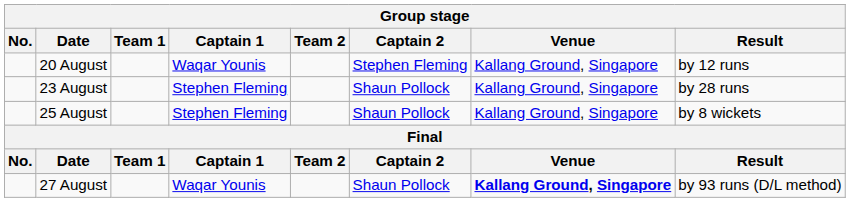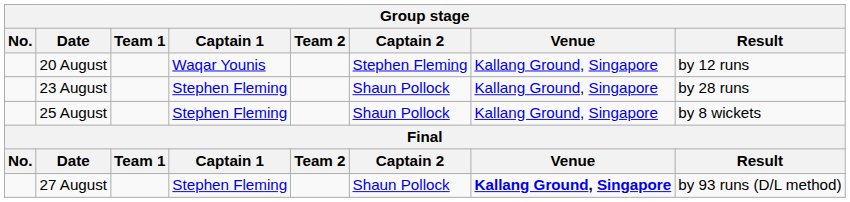(219, 185) Waqar Younis -> (230, 185) Stephen Fleming
